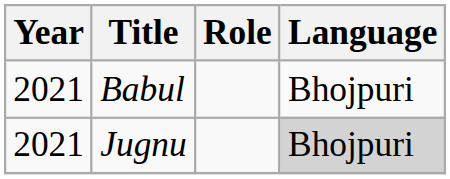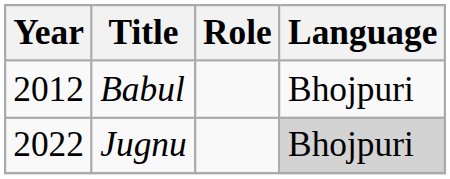(49, 88) 2021 -> (49, 88) 2012
(49, 144) 2021 -> (49, 144) 2022
